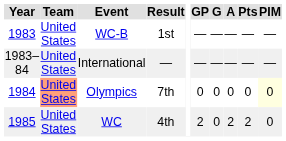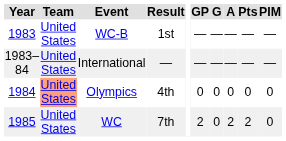(166, 92) 7th -> (166, 92) 4th
(270, 92) lightyellow background -> (270, 92) no background
(166, 121) 4th -> (166, 121) 7th
